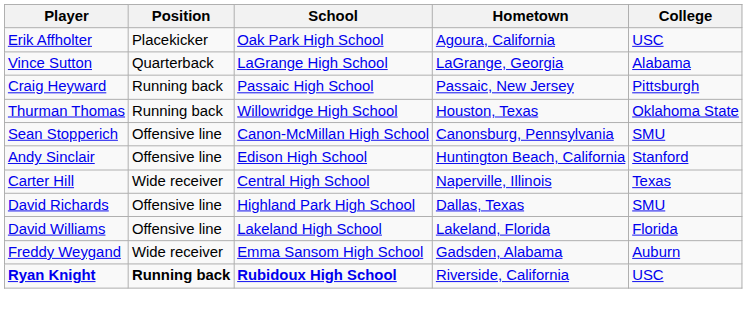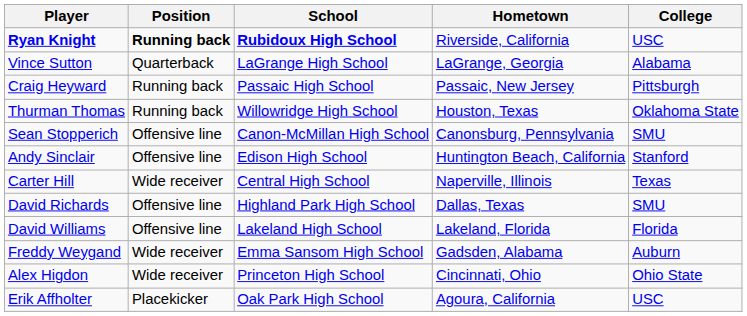rows swapped: (52, 275) <-> (50, 39)
+ row: (48, 275)
